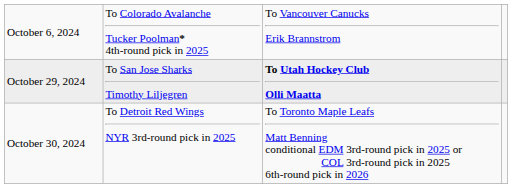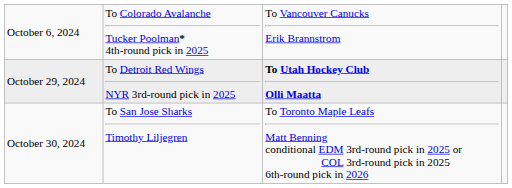(183, 81) To San Jose Sharks Timothy Liljegren -> (183, 81) To Detroit Red Wings NYR 3rd-round pick in 2025
(183, 124) To Detroit Red Wings NYR 3rd-round pick in 2025 -> (183, 124) To San Jose Sharks Timothy Liljegren
